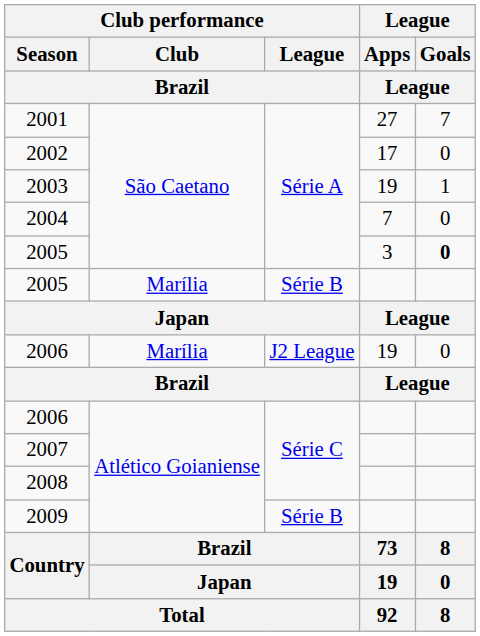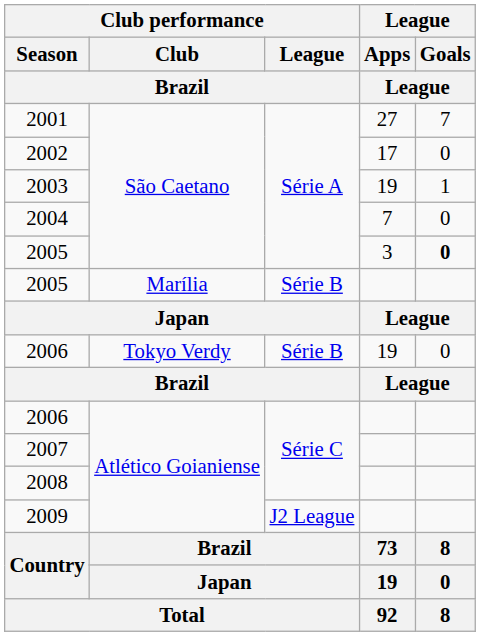(177, 350) Marília -> (177, 350) Tokyo Verdy
(312, 350) J2 League -> (312, 350) Série B
(312, 515) Série B -> (312, 515) J2 League
